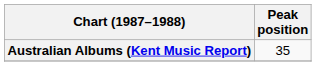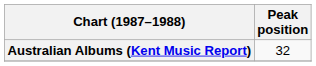(283, 50) 35 -> (283, 50) 32
